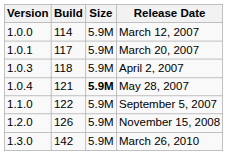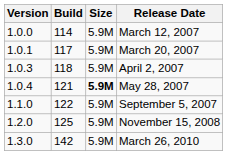(64, 123) 126 -> (64, 123) 125
